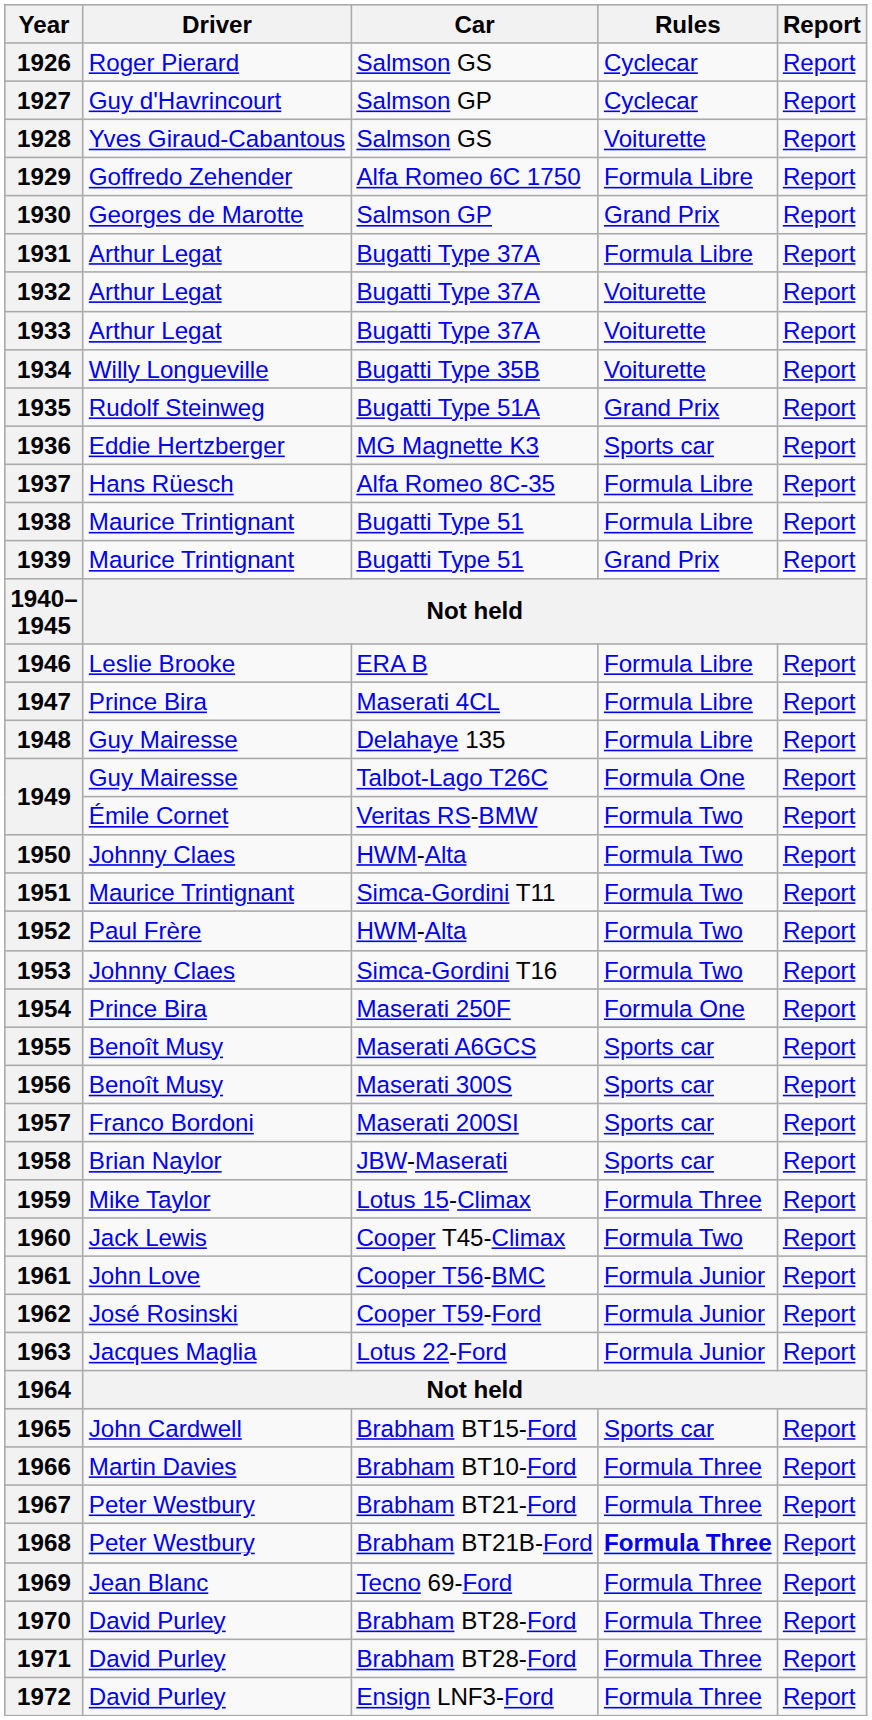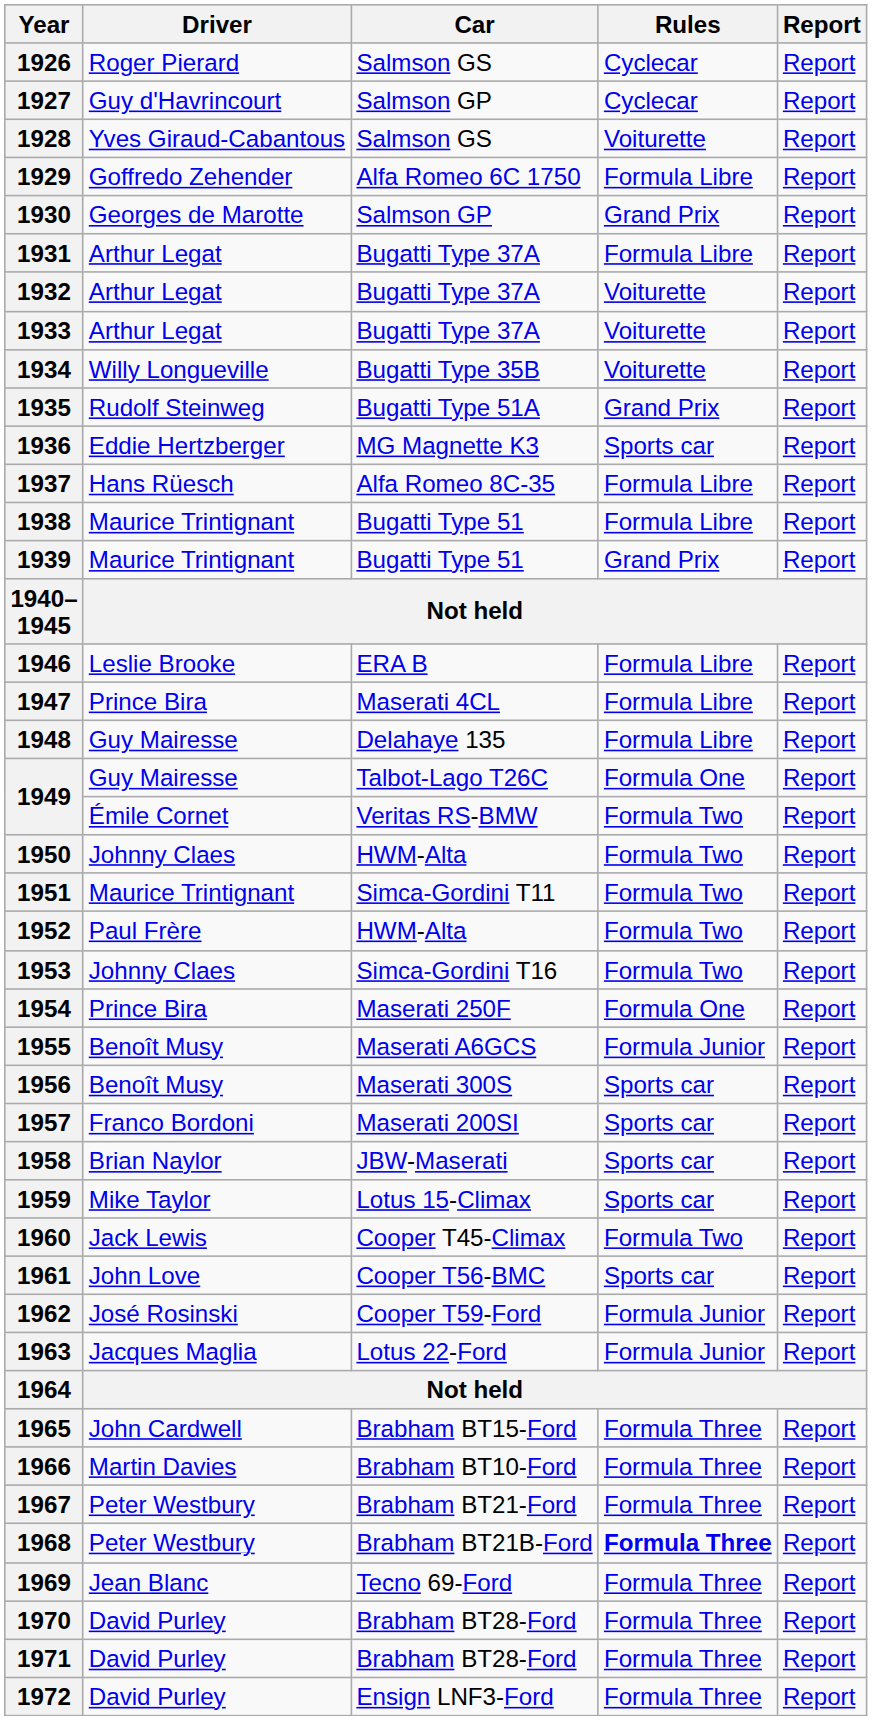(659, 1046) Sports car -> (684, 1046) Formula Junior
(683, 1199) Formula Three -> (659, 1199) Sports car
(684, 1275) Formula Junior -> (659, 1275) Sports car
(659, 1428) Sports car -> (683, 1428) Formula Three
